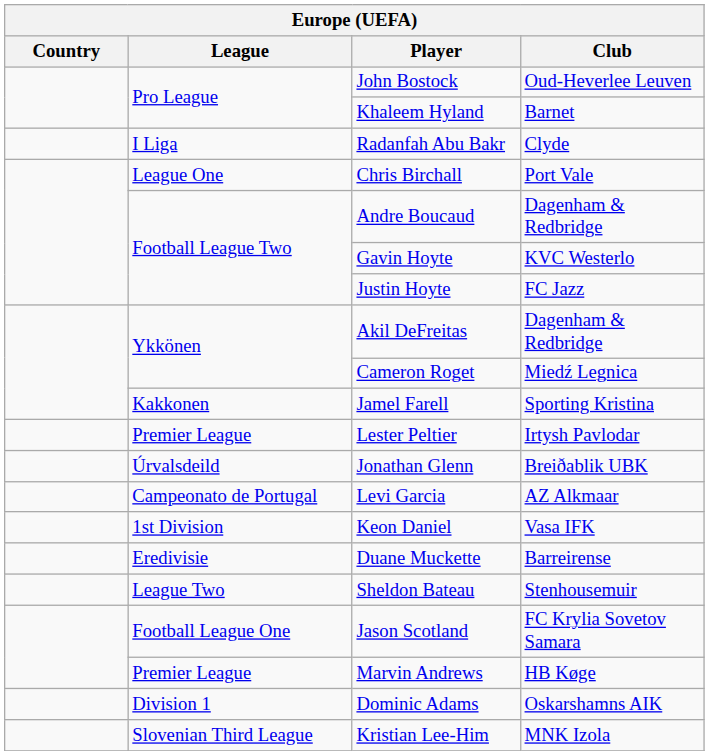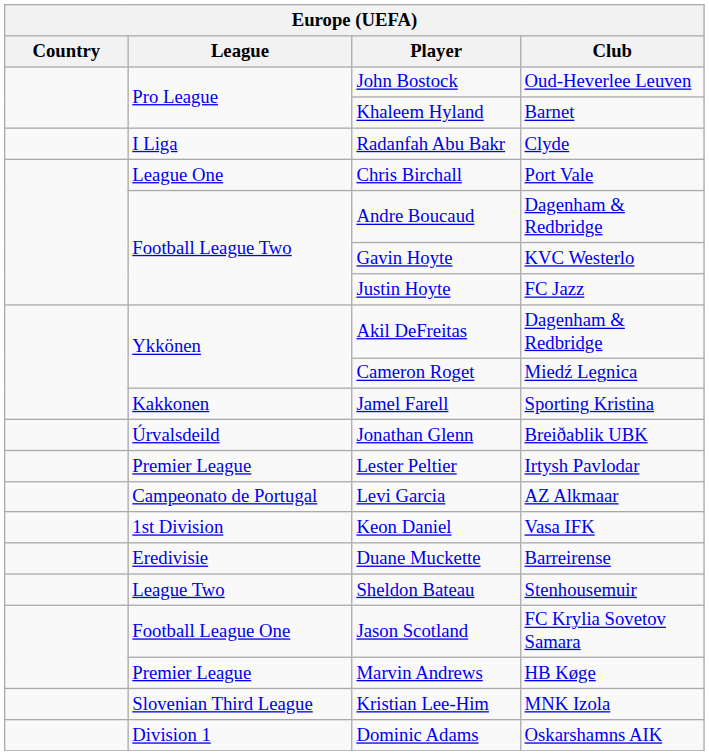rows swapped: (415, 465) <-> (407, 435)
rows swapped: (423, 735) <-> (418, 704)
